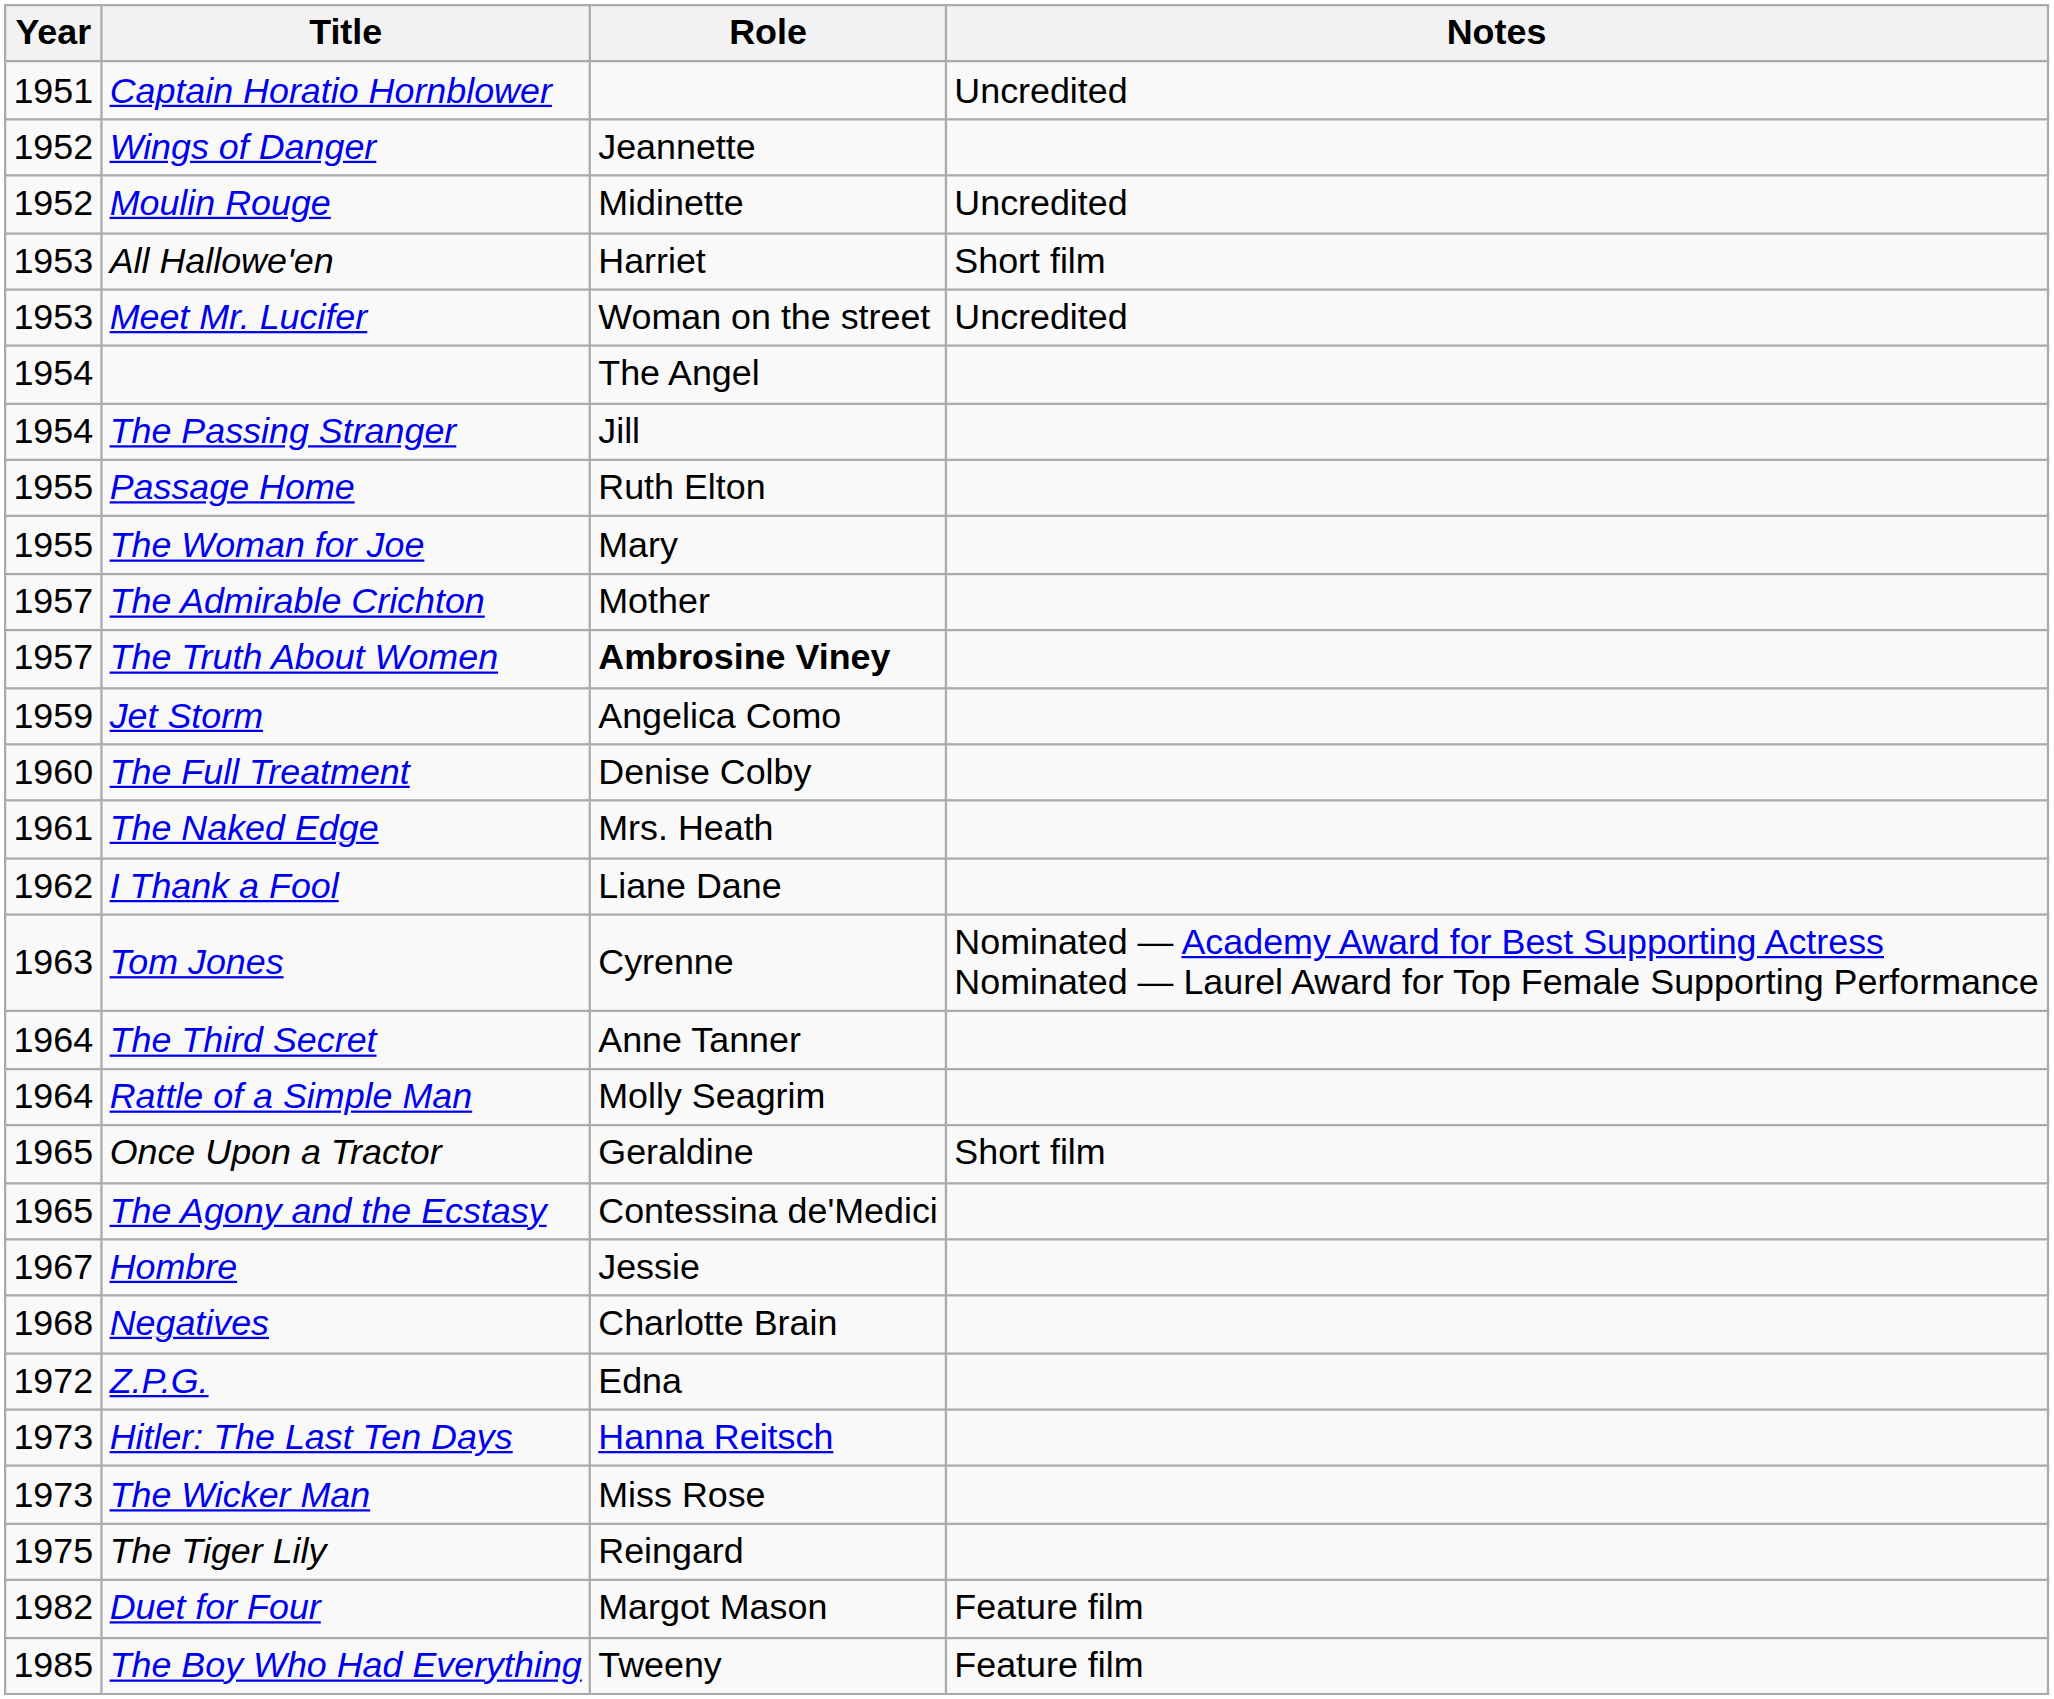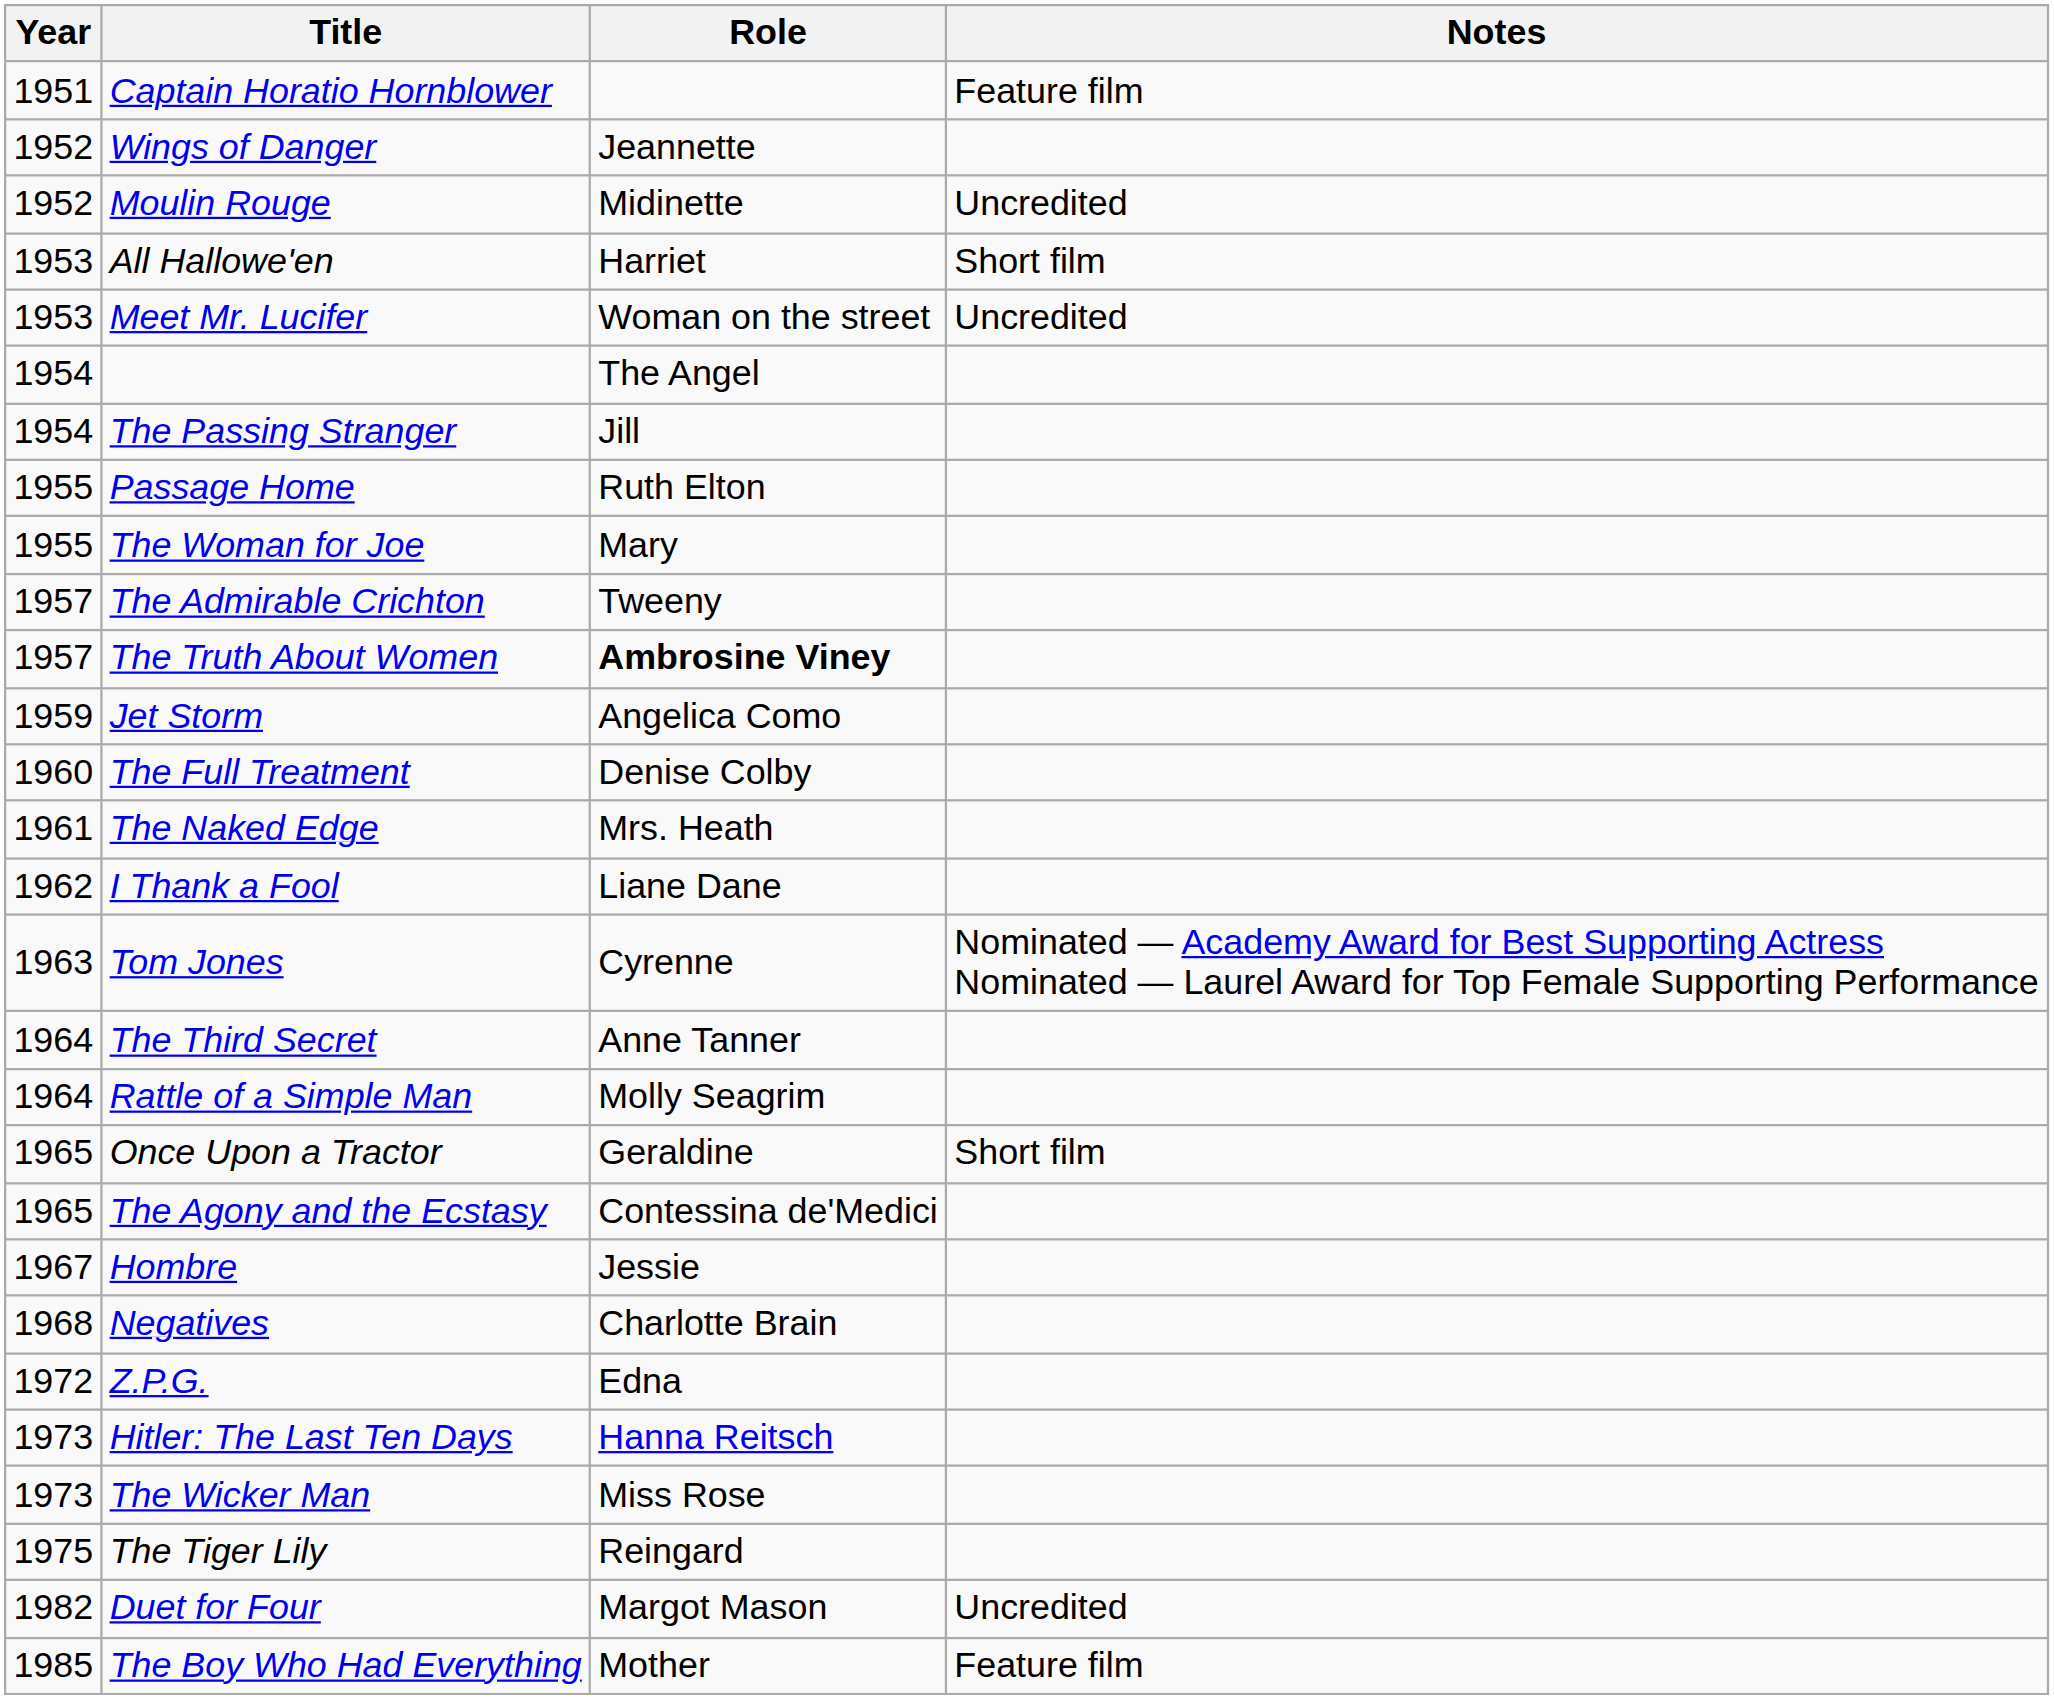(1041, 89) Uncredited -> (1049, 89) Feature film
(654, 601) Mother -> (660, 601) Tweeny
(1049, 1607) Feature film -> (1041, 1607) Uncredited
(660, 1664) Tweeny -> (654, 1664) Mother
